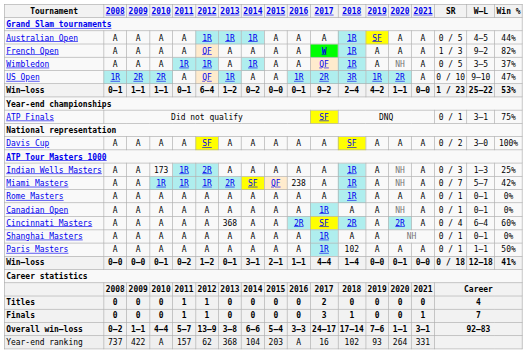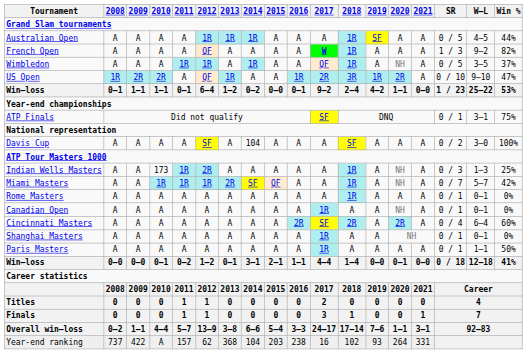(253, 143) A -> (253, 143) 104
(299, 183) 238 -> (299, 183) A
(230, 223) 368 -> (230, 223) A
(352, 249) 102 -> (352, 249) A
(299, 342) A -> (299, 342) 238
